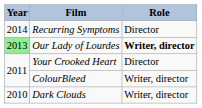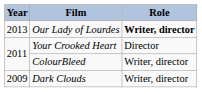- row: (76, 29)
(17, 45) lightgreen background -> (17, 29) no background
(17, 95) 2010 -> (17, 78) 2009
